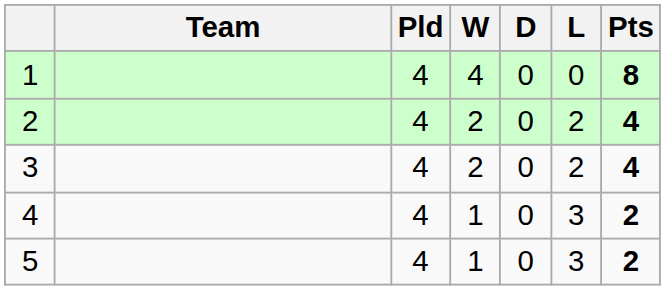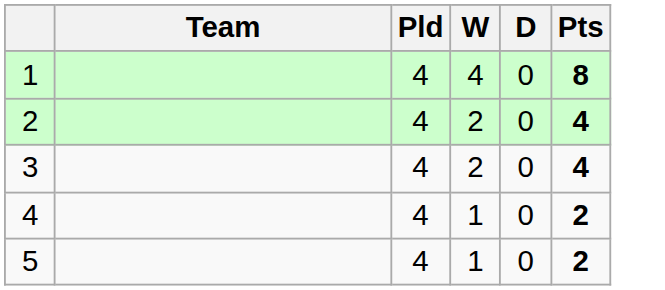- column: (576, 27)
